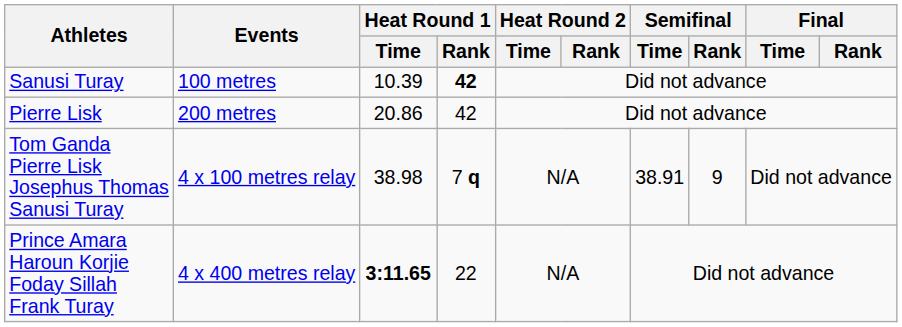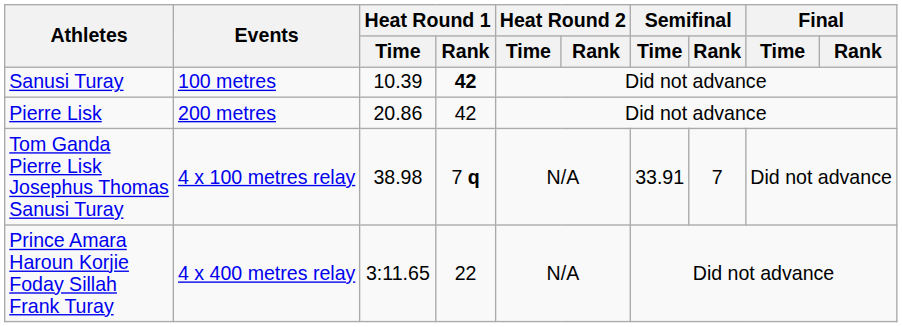(660, 177) 38.91 -> (660, 177) 33.91
(717, 177) 9 -> (717, 177) 7
(398, 273) bold -> (398, 273) normal
